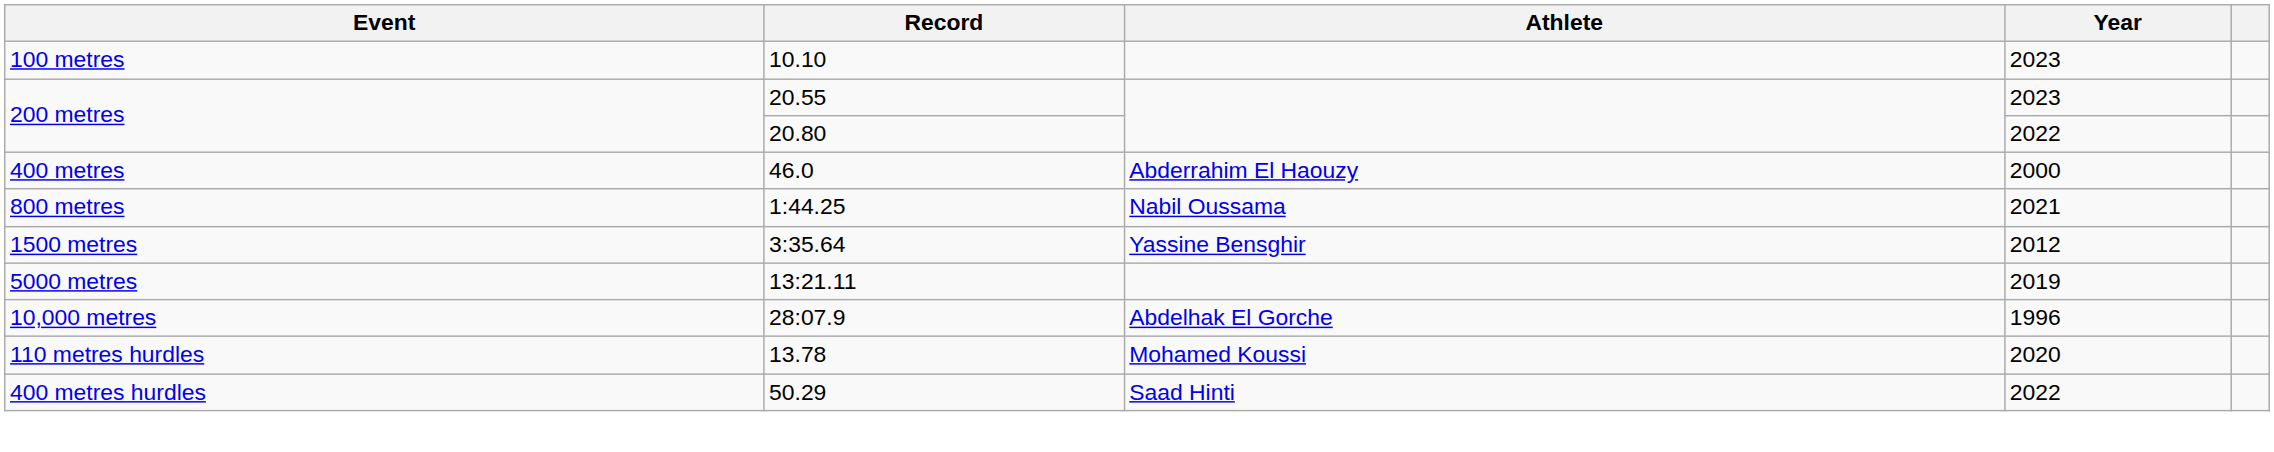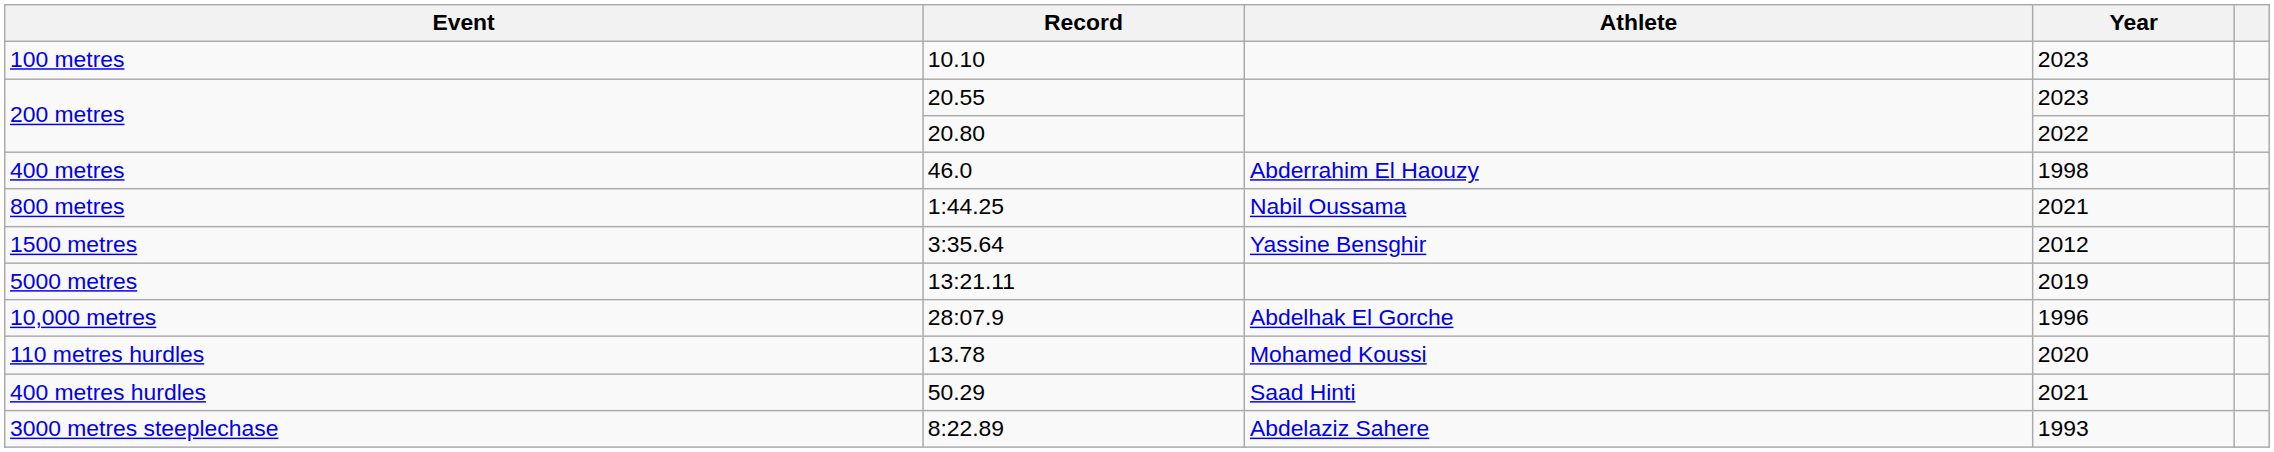(2035, 170) 2000 -> (2063, 170) 1998
(2035, 391) 2022 -> (2063, 391) 2021
+ row: (144, 428)
